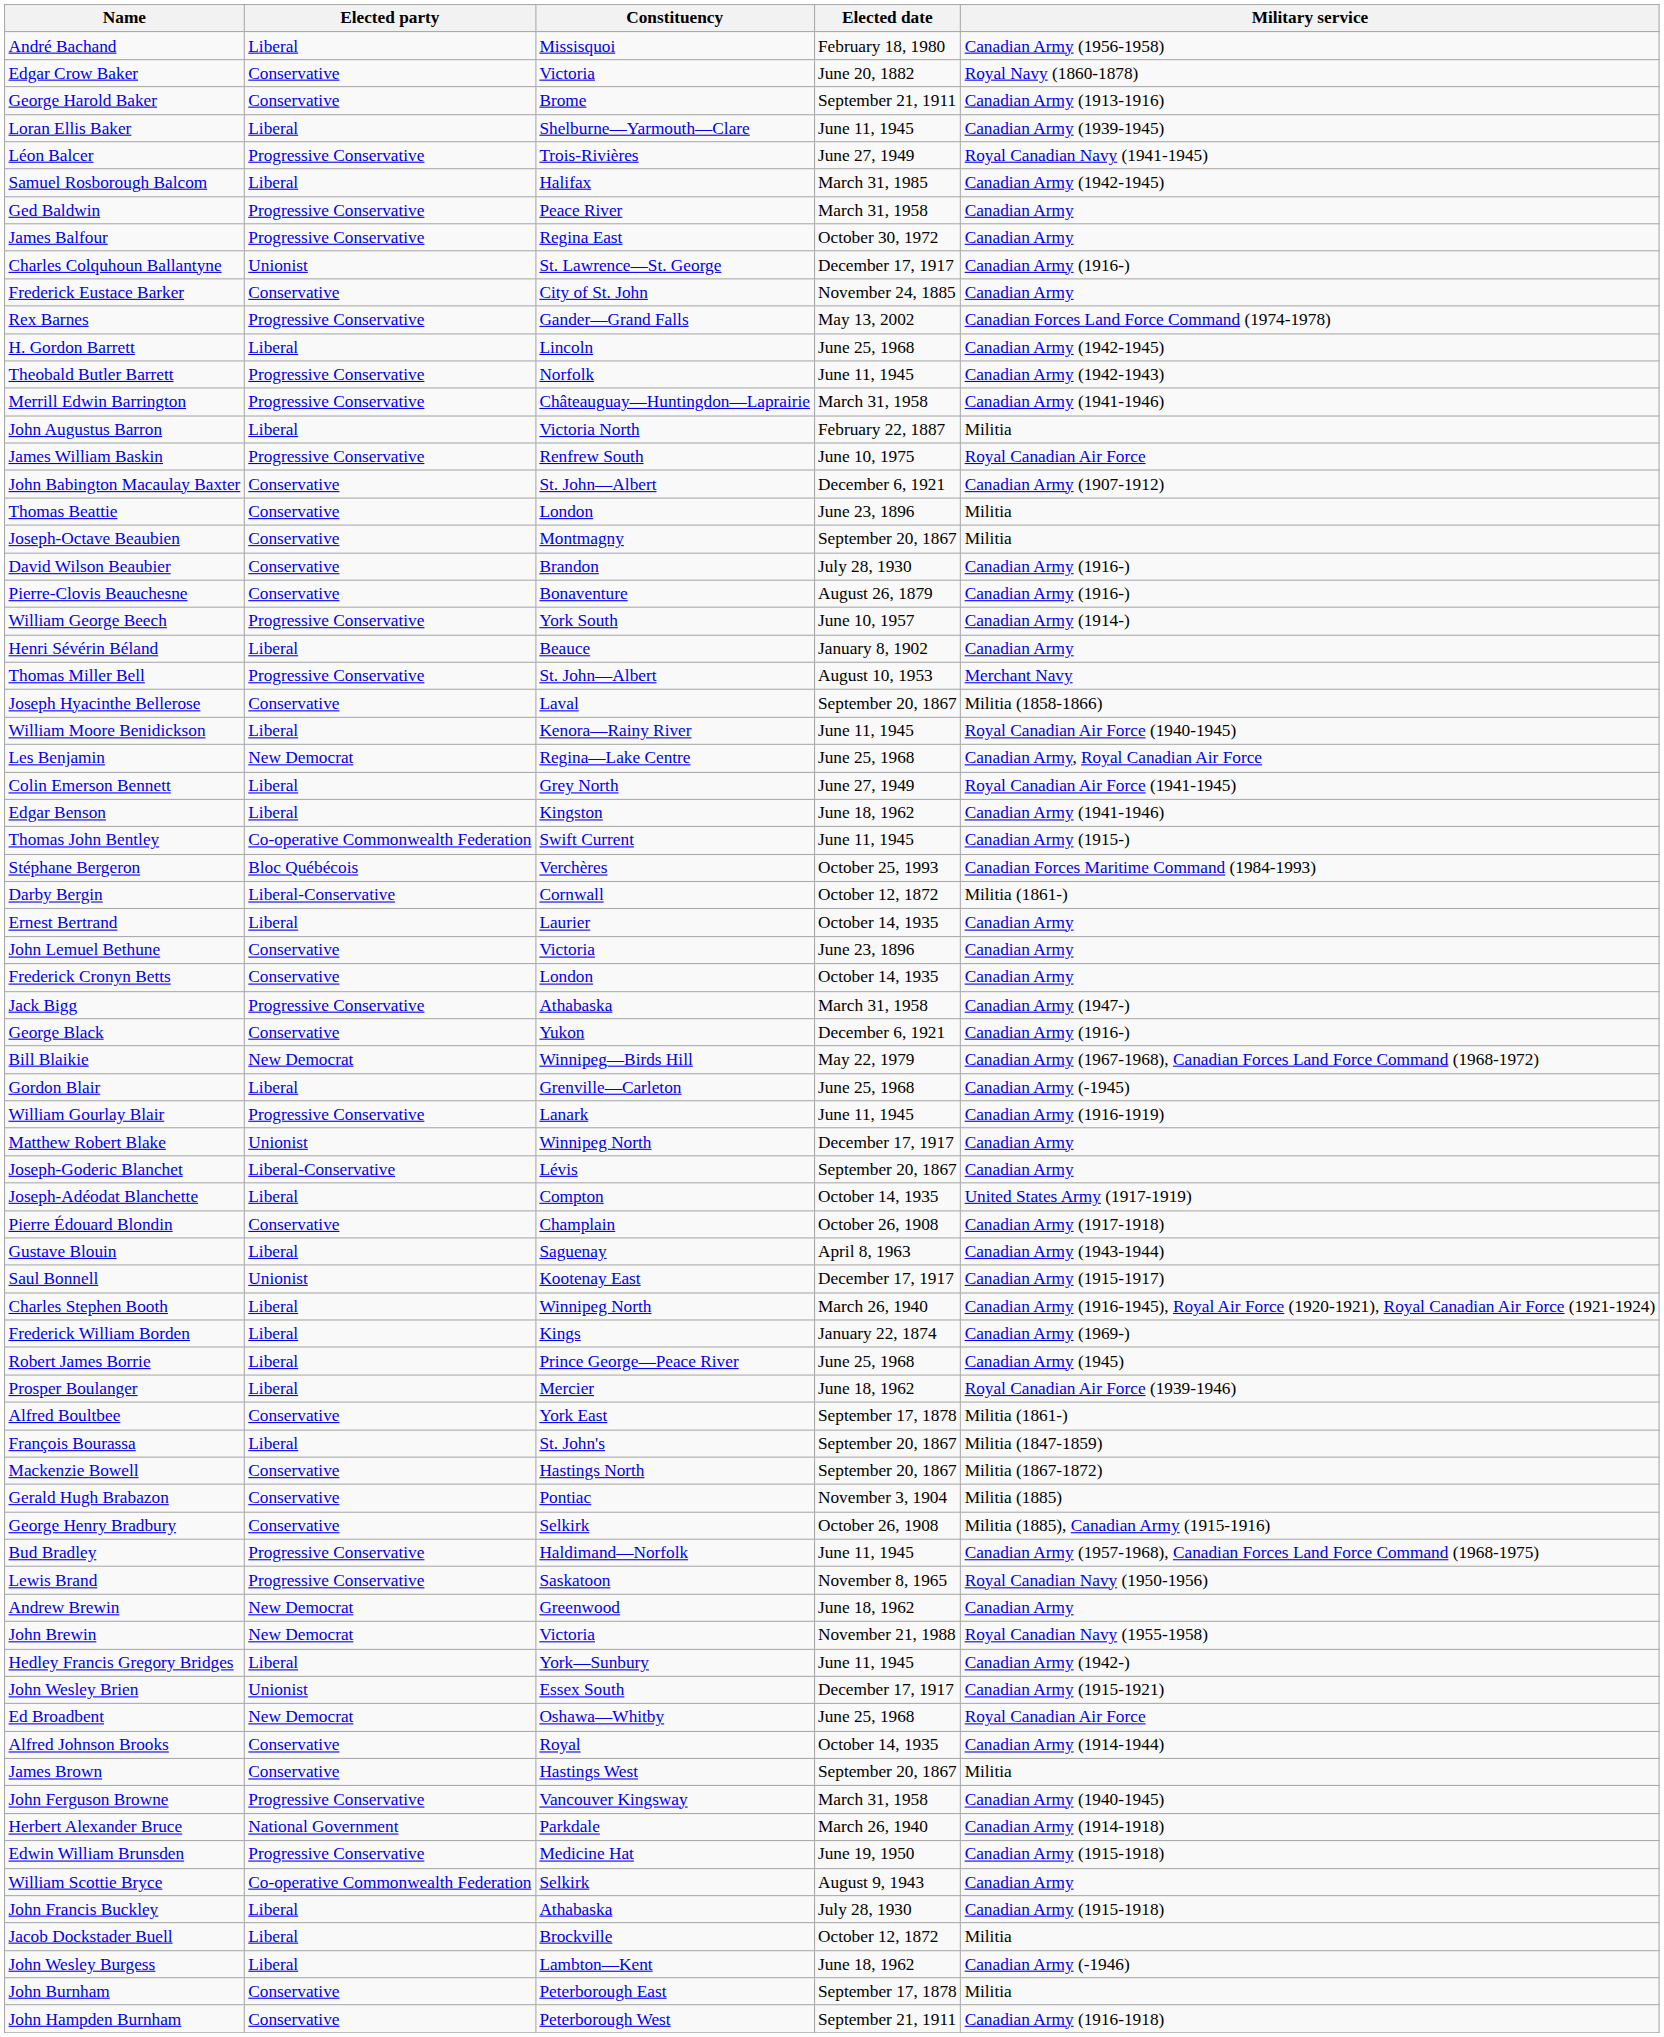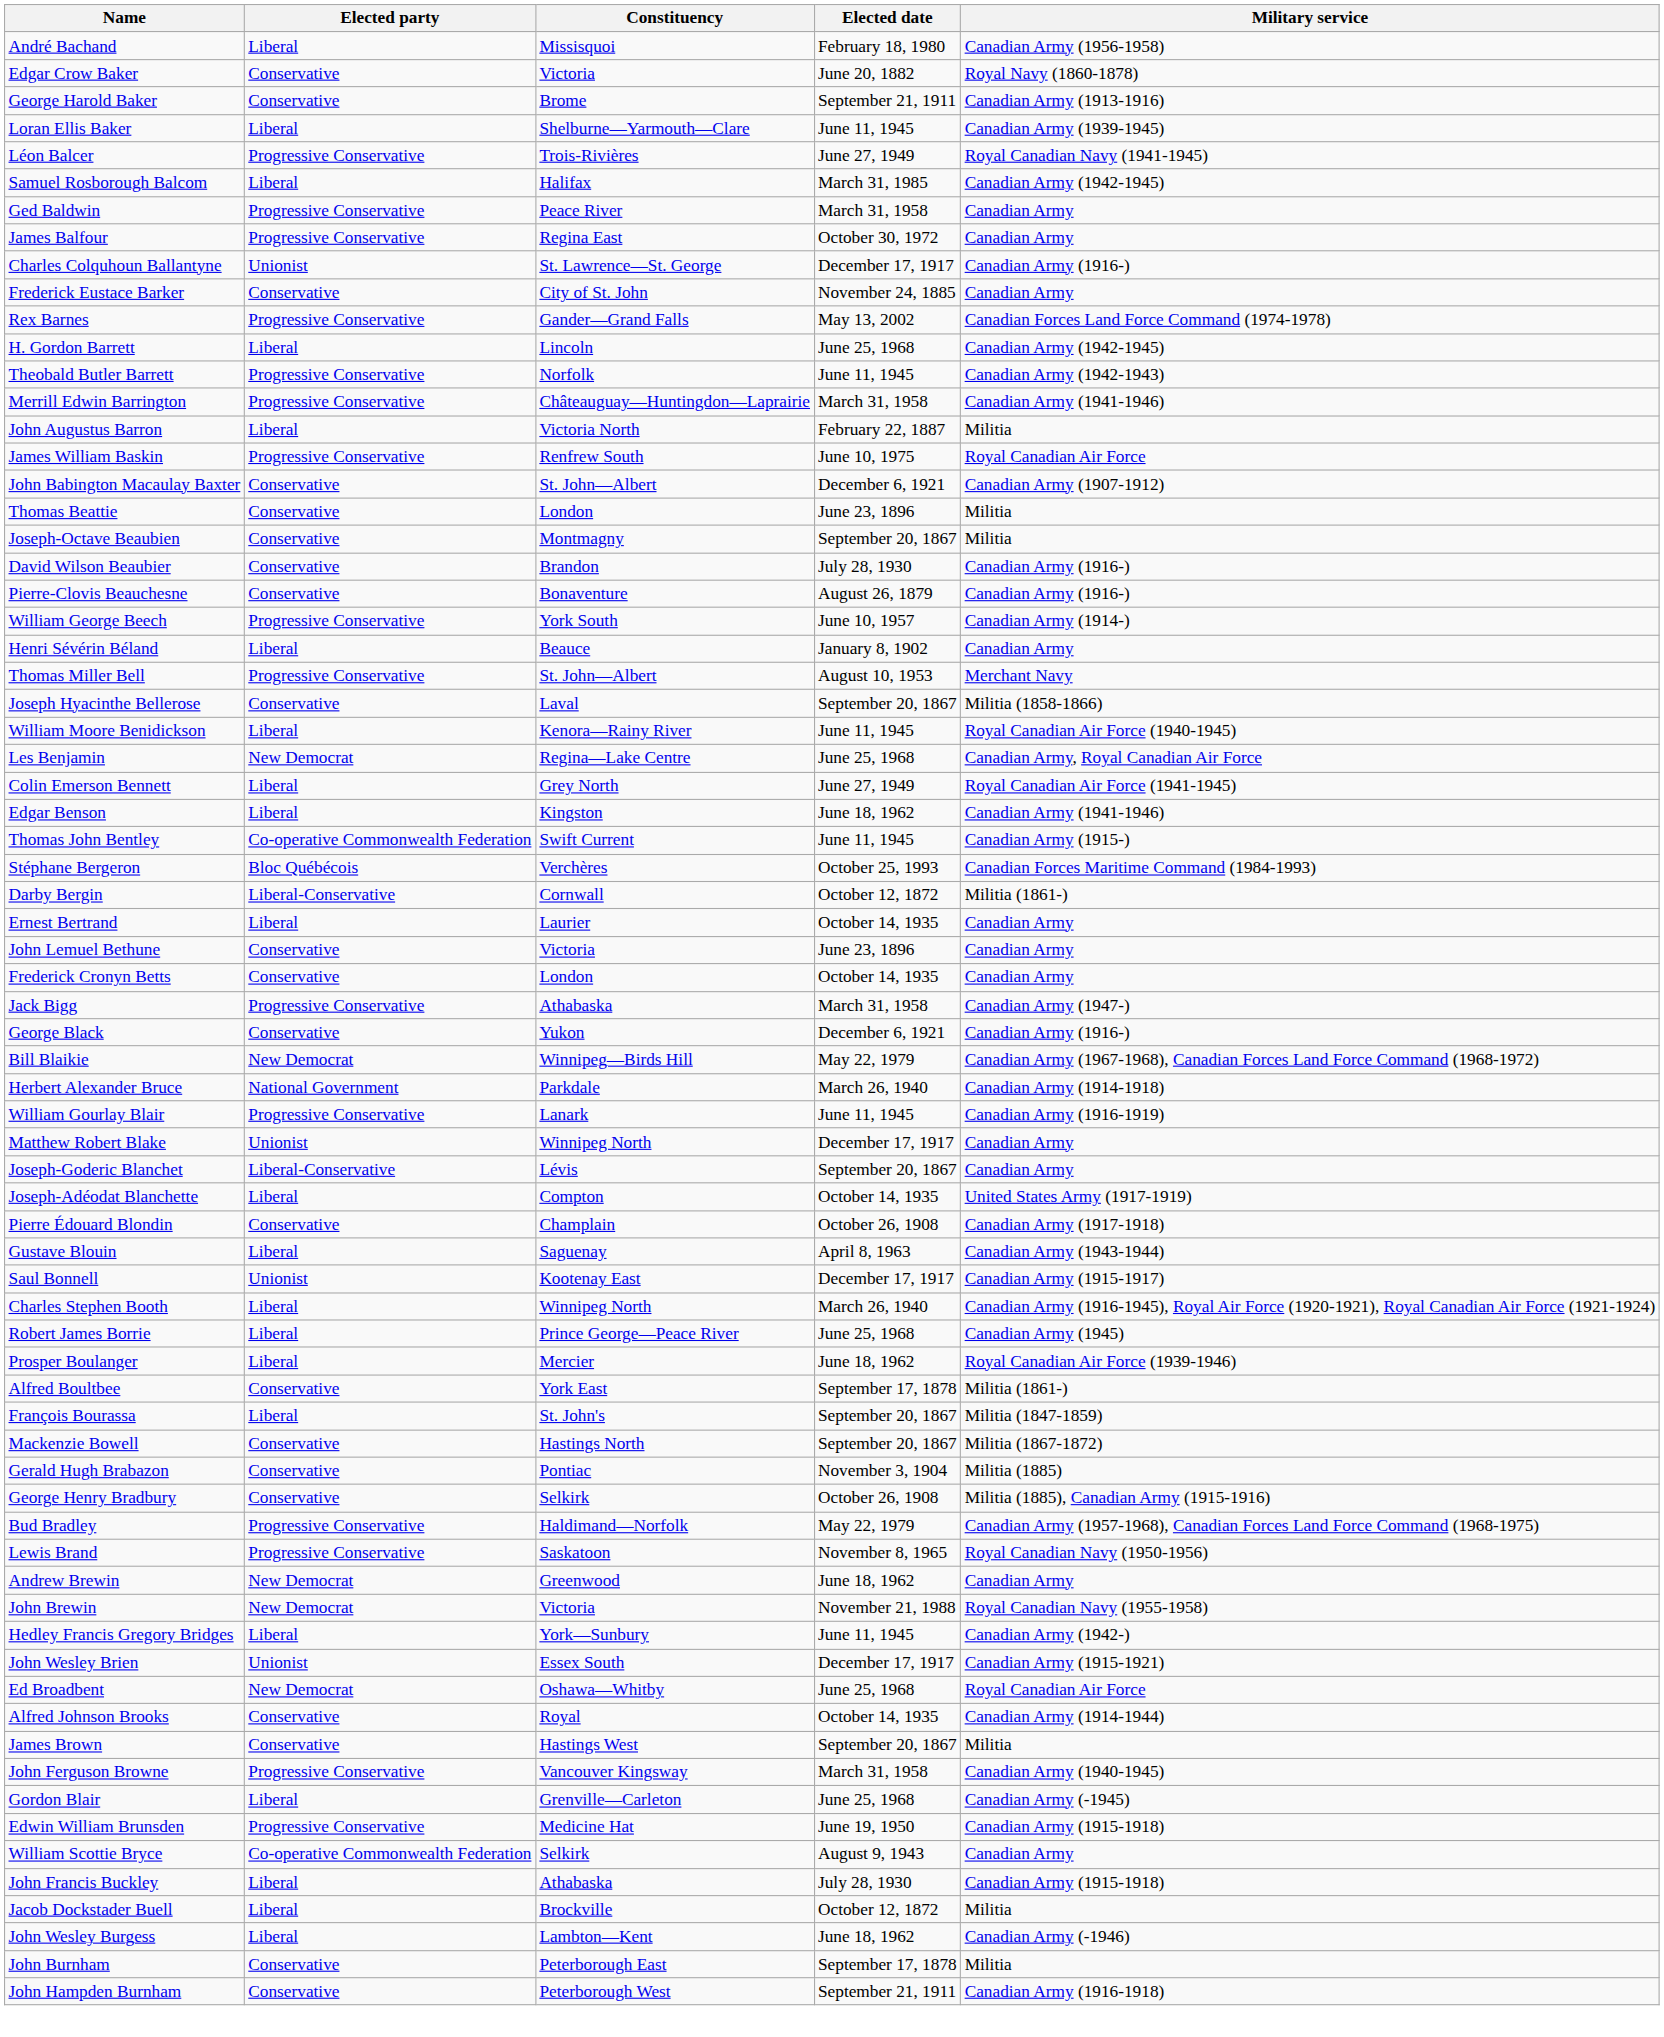rows swapped: (54, 1086) <-> (95, 1826)
- row: (99, 1333)
(866, 1552) June 11, 1945 -> (866, 1525) May 22, 1979
